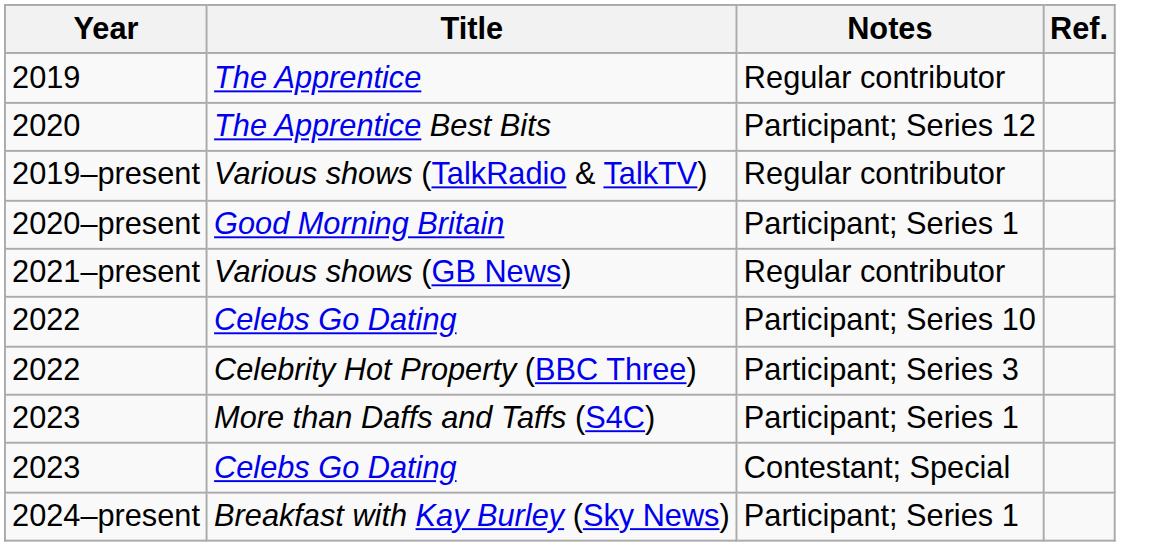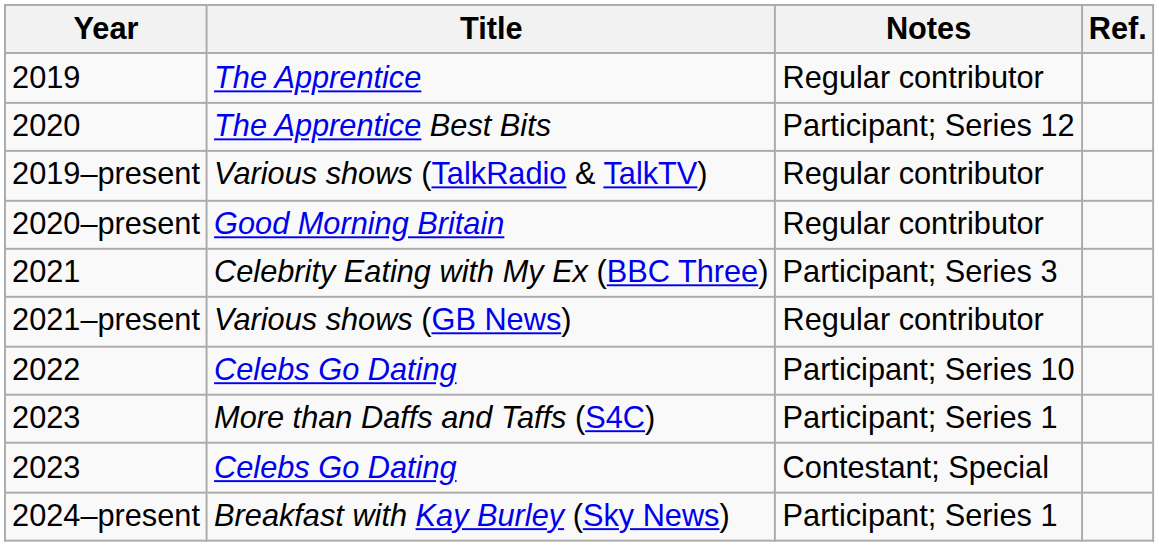(881, 223) Participant; Series 1 -> (913, 223) Regular contributor
+ row: (46, 272)
- row: (46, 369)
